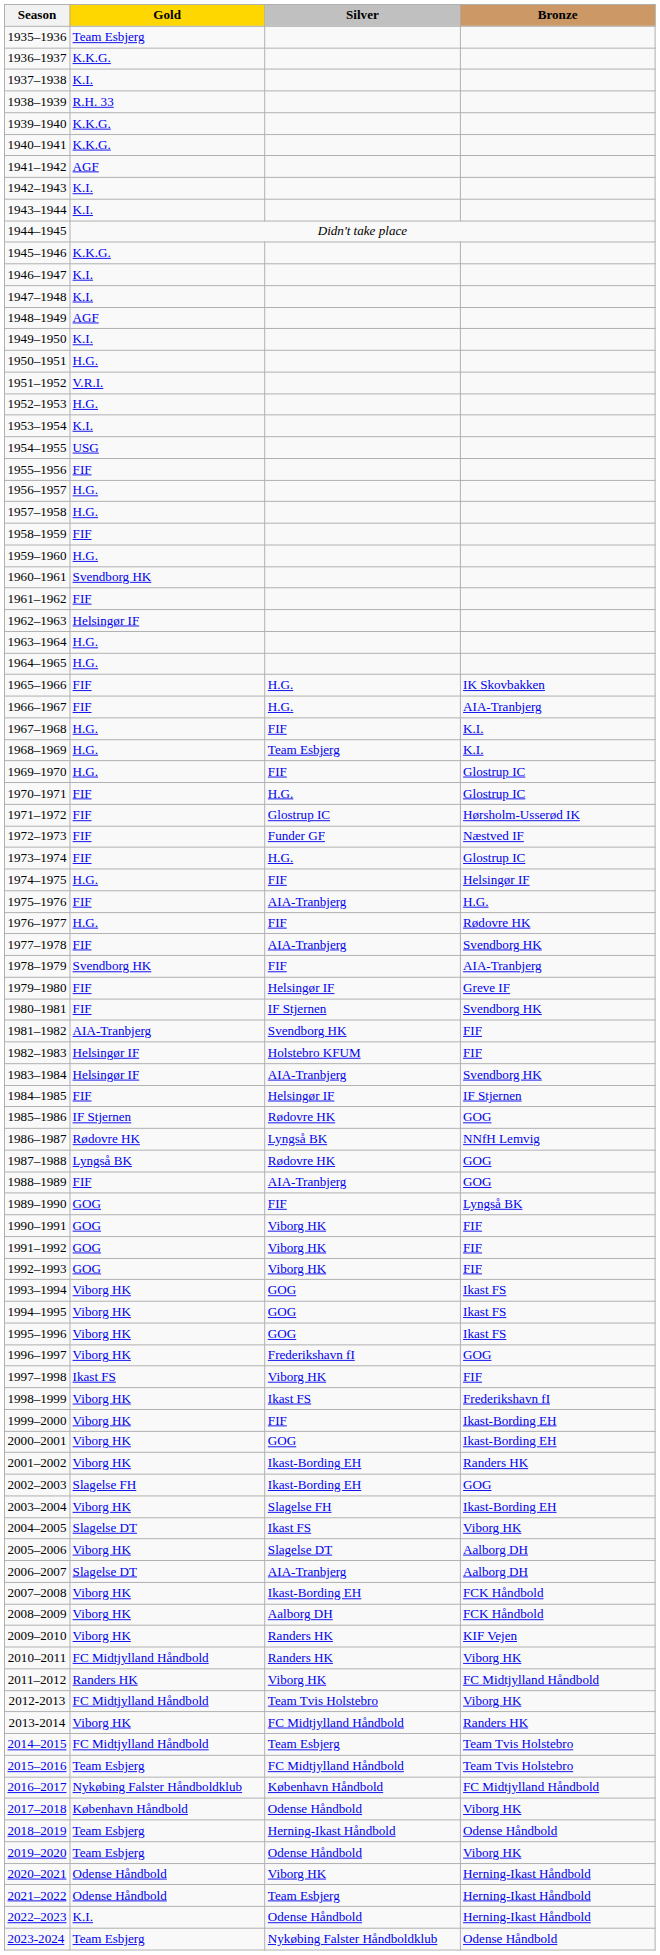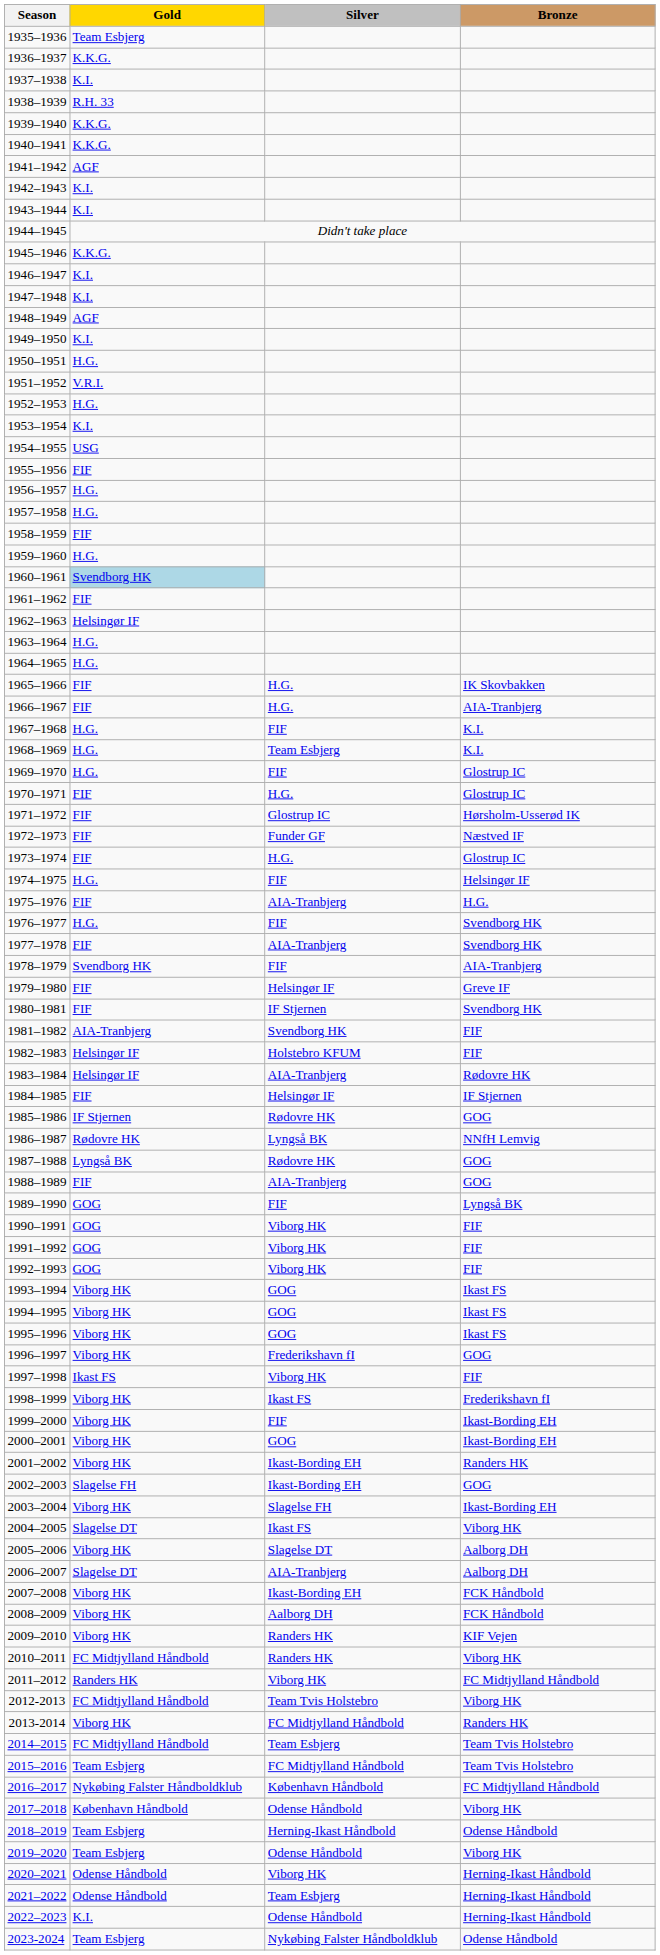(112, 577) no background -> (112, 577) lightblue background
(497, 923) Rødovre HK -> (502, 923) Svendborg HK
(502, 1074) Svendborg HK -> (497, 1074) Rødovre HK
